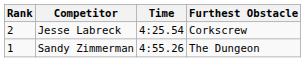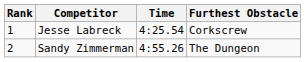(10, 30) 2 -> (10, 30) 1
(10, 48) 1 -> (10, 48) 2
